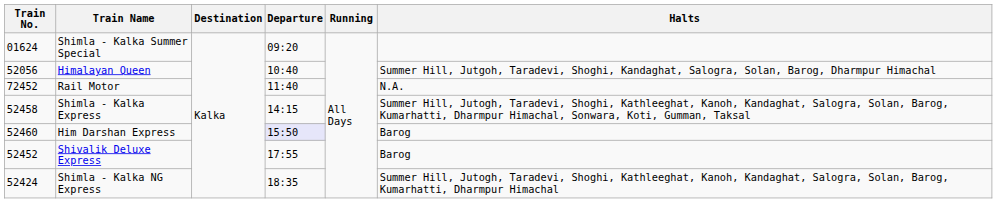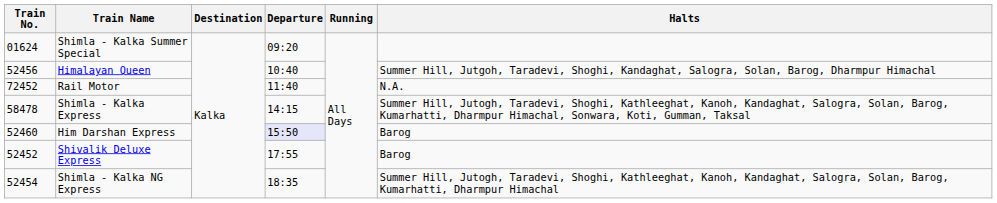(22, 70) 52056 -> (22, 70) 52456
(22, 109) 52458 -> (22, 109) 58478
(22, 183) 52424 -> (22, 183) 52454
